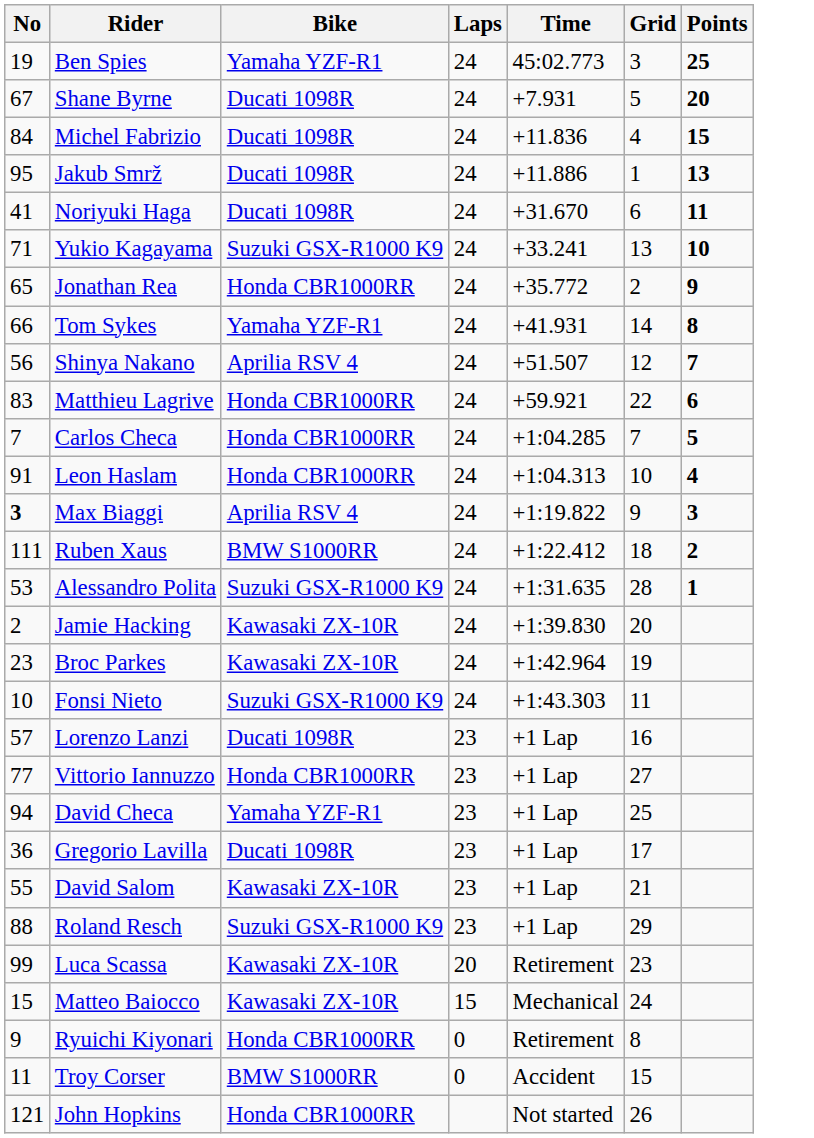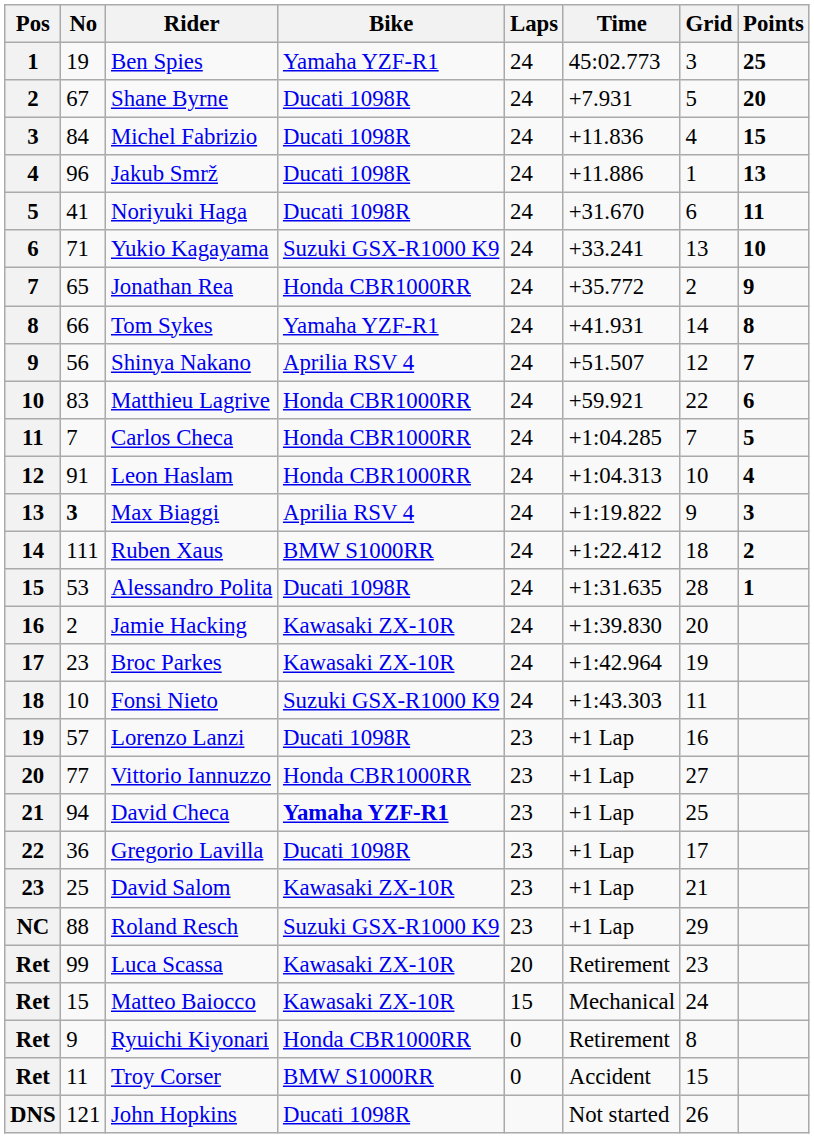+ column: (33, 23)
(21, 173) 95 -> (78, 173) 96
(335, 587) Suzuki GSX-R1000 K9 -> (347, 587) Ducati 1098R
(305, 812) normal -> (366, 812) bold
(21, 888) 55 -> (78, 888) 25
(321, 1113) Honda CBR1000RR -> (347, 1113) Ducati 1098R
